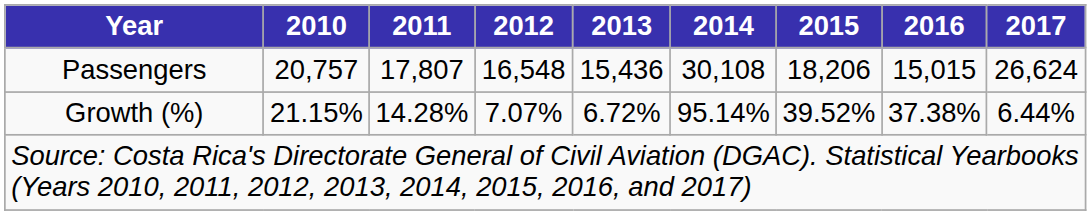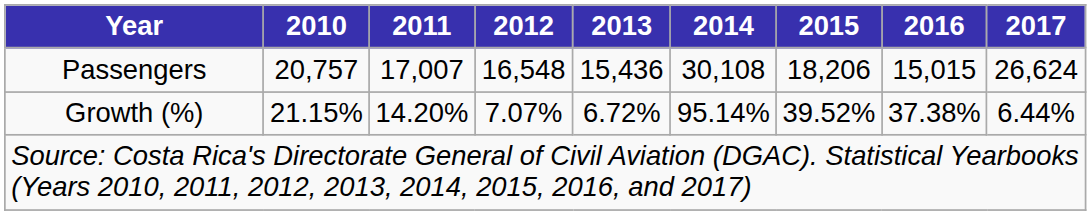(422, 69) 17,807 -> (422, 69) 17,007
(422, 112) 14.28% -> (422, 112) 14.20%
